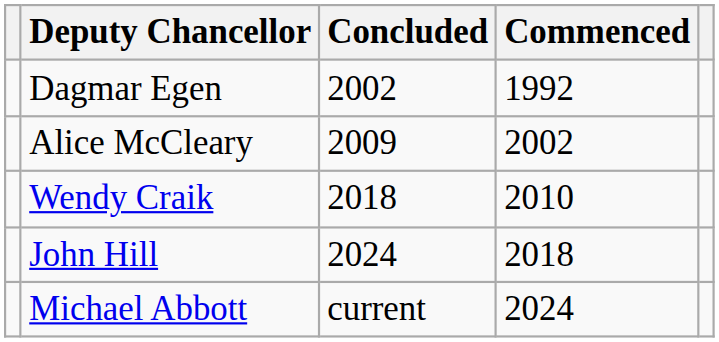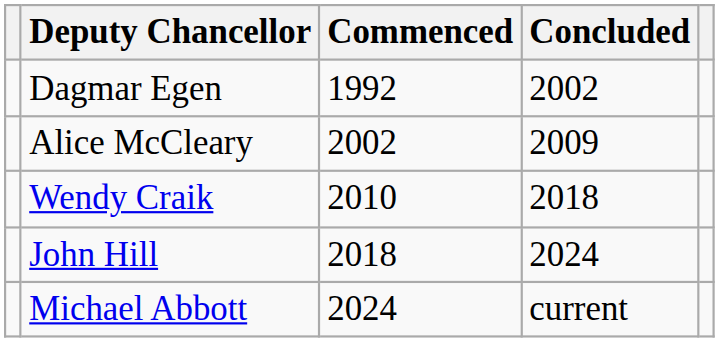columns swapped: (597, 32) <-> (408, 32)
